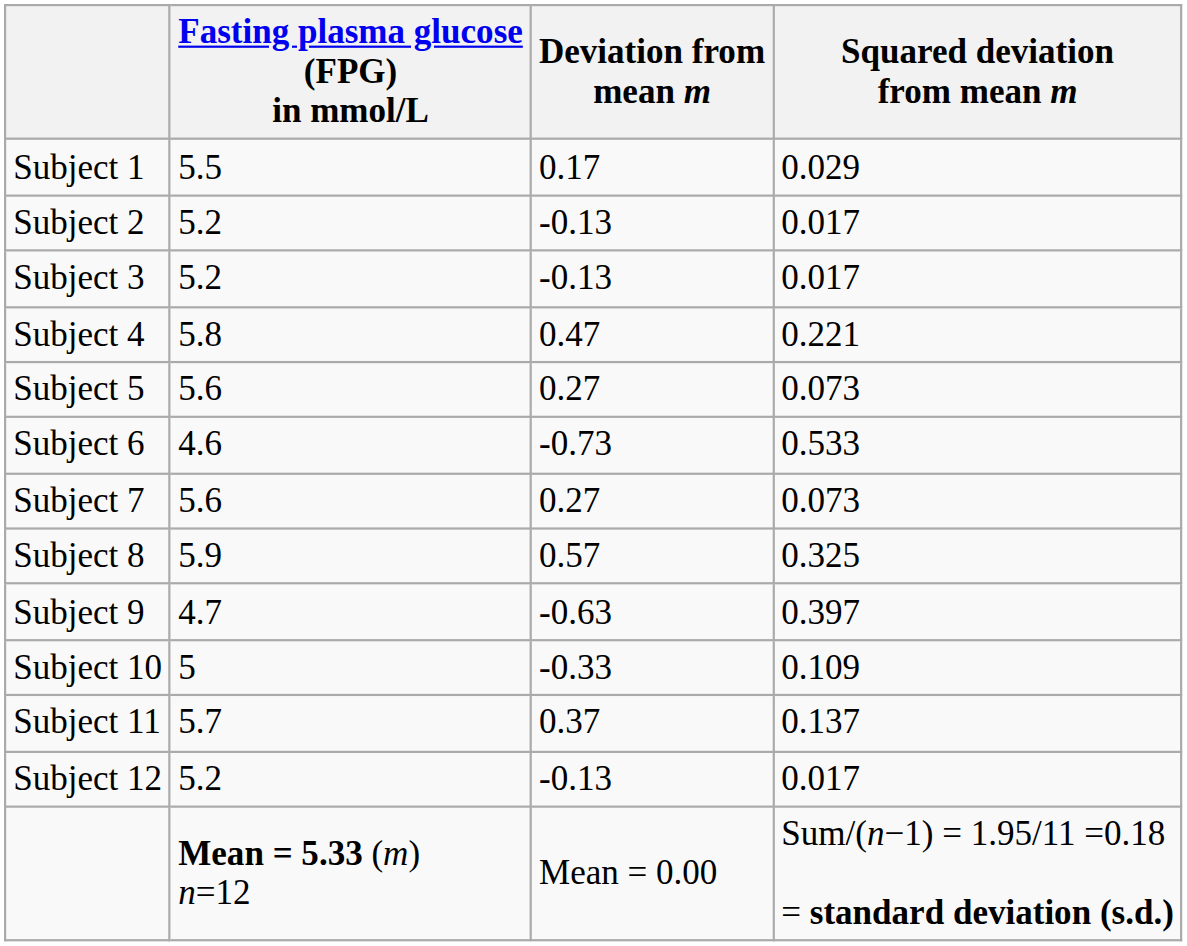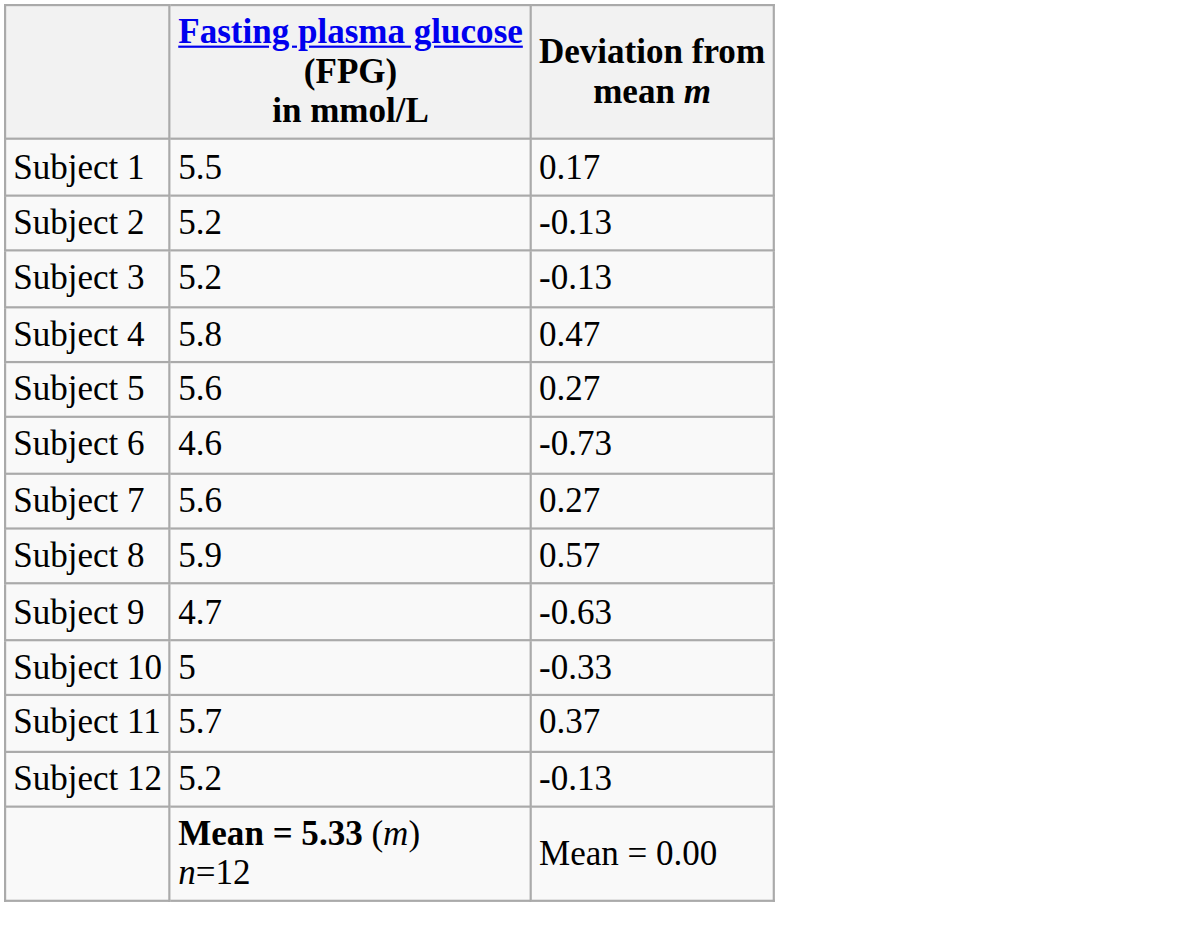- column: (978, 71)
